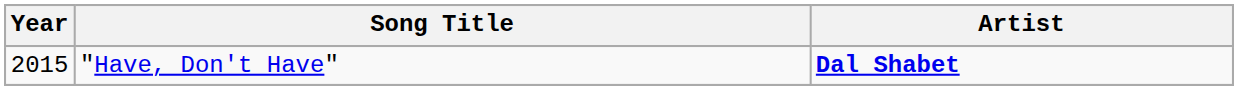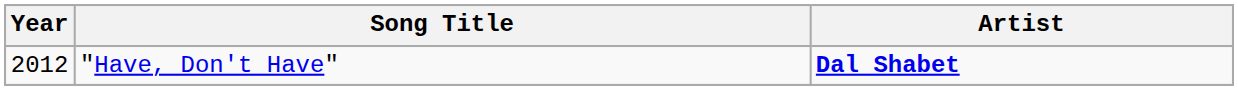(40, 65) 2015 -> (40, 65) 2012
